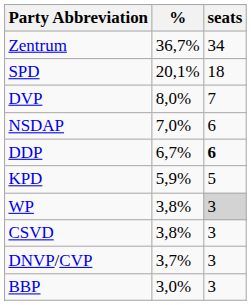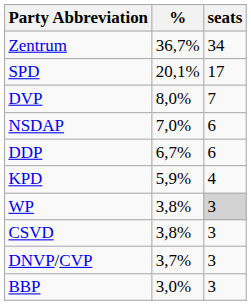(216, 71) 18 -> (216, 71) 17
(212, 152) bold -> (212, 152) normal
(212, 179) 5 -> (212, 179) 4
